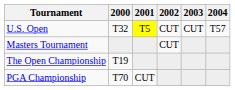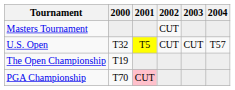rows swapped: (47, 45) <-> (27, 29)
(145, 77) no background -> (145, 77) pink background
